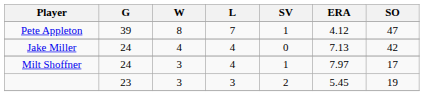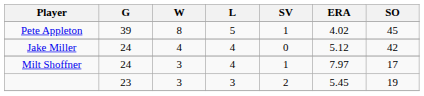(232, 30) 7 -> (232, 30) 5
(339, 30) 4.12 -> (339, 30) 4.02
(392, 30) 47 -> (392, 30) 45
(339, 47) 7.13 -> (339, 47) 5.12
